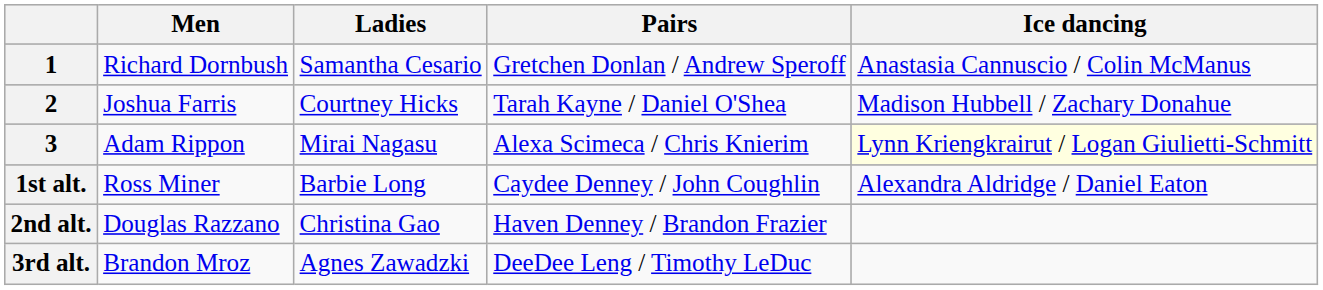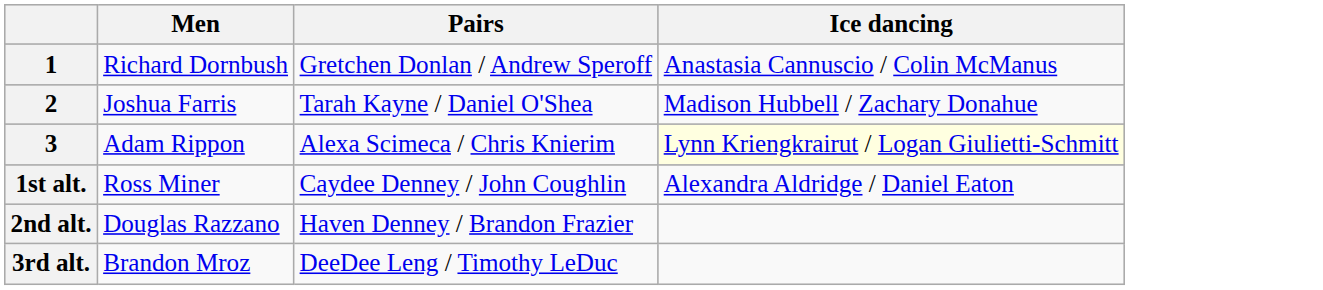- column: (391, 24)
